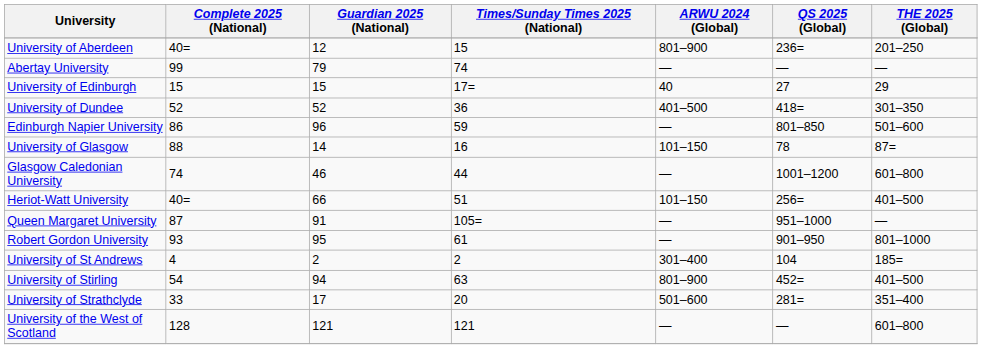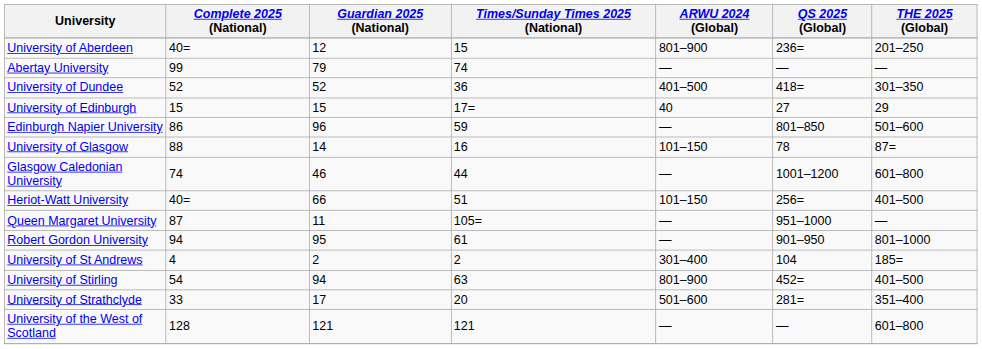rows swapped: (65, 107) <-> (72, 87)
(319, 220) 91 -> (319, 220) 11
(176, 240) 93 -> (176, 240) 94
